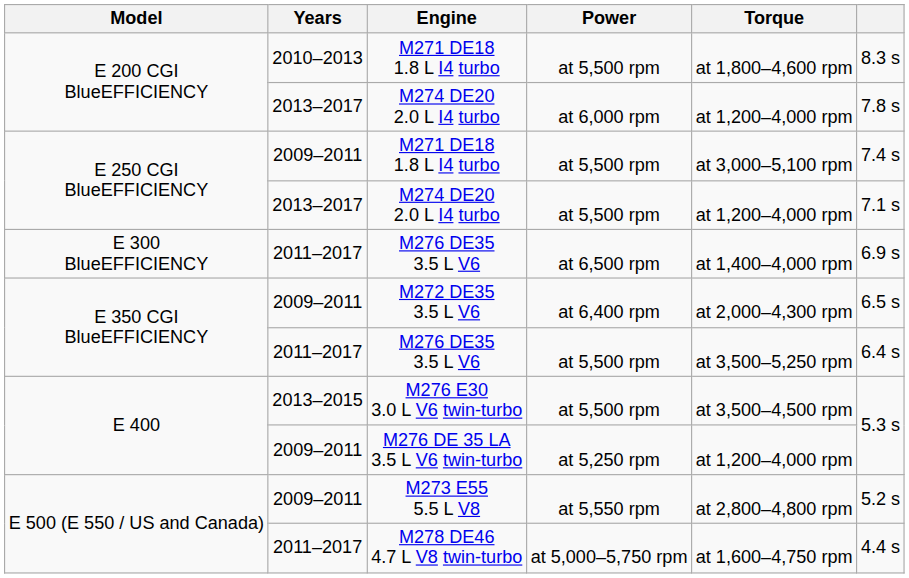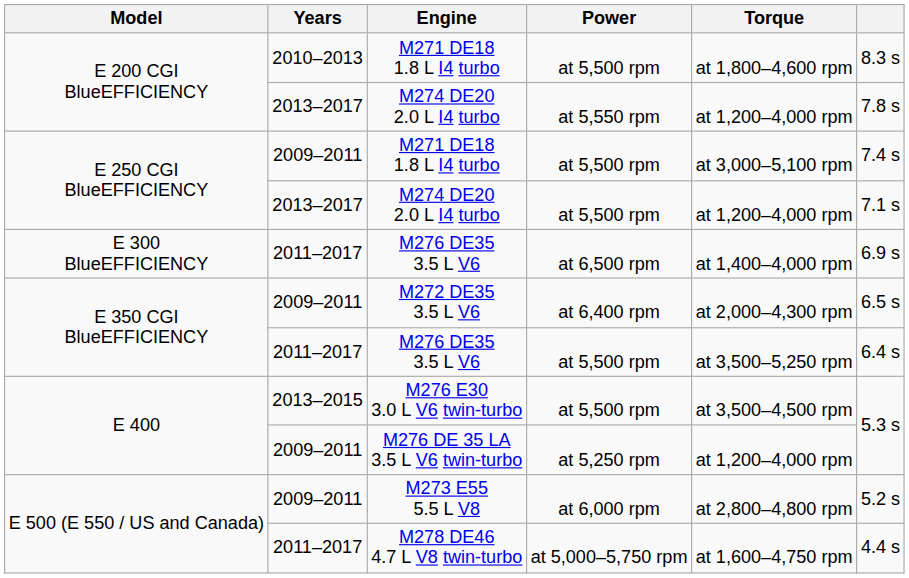(609, 116) at 6,000 rpm -> (609, 116) at 5,550 rpm
(609, 508) at 5,550 rpm -> (609, 508) at 6,000 rpm
